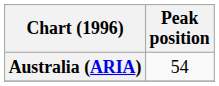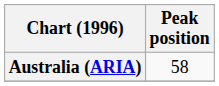(180, 66) 54 -> (180, 66) 58
